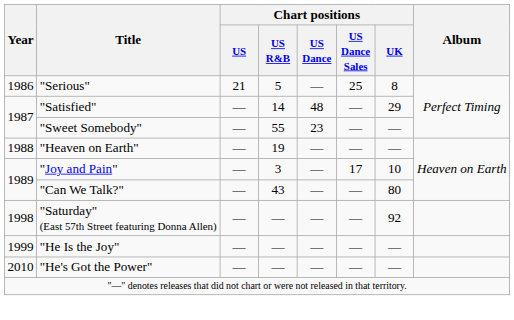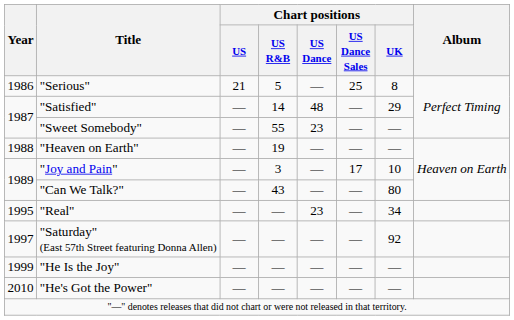+ row: (57, 210)
(21, 218) 1998 -> (21, 239) 1997
